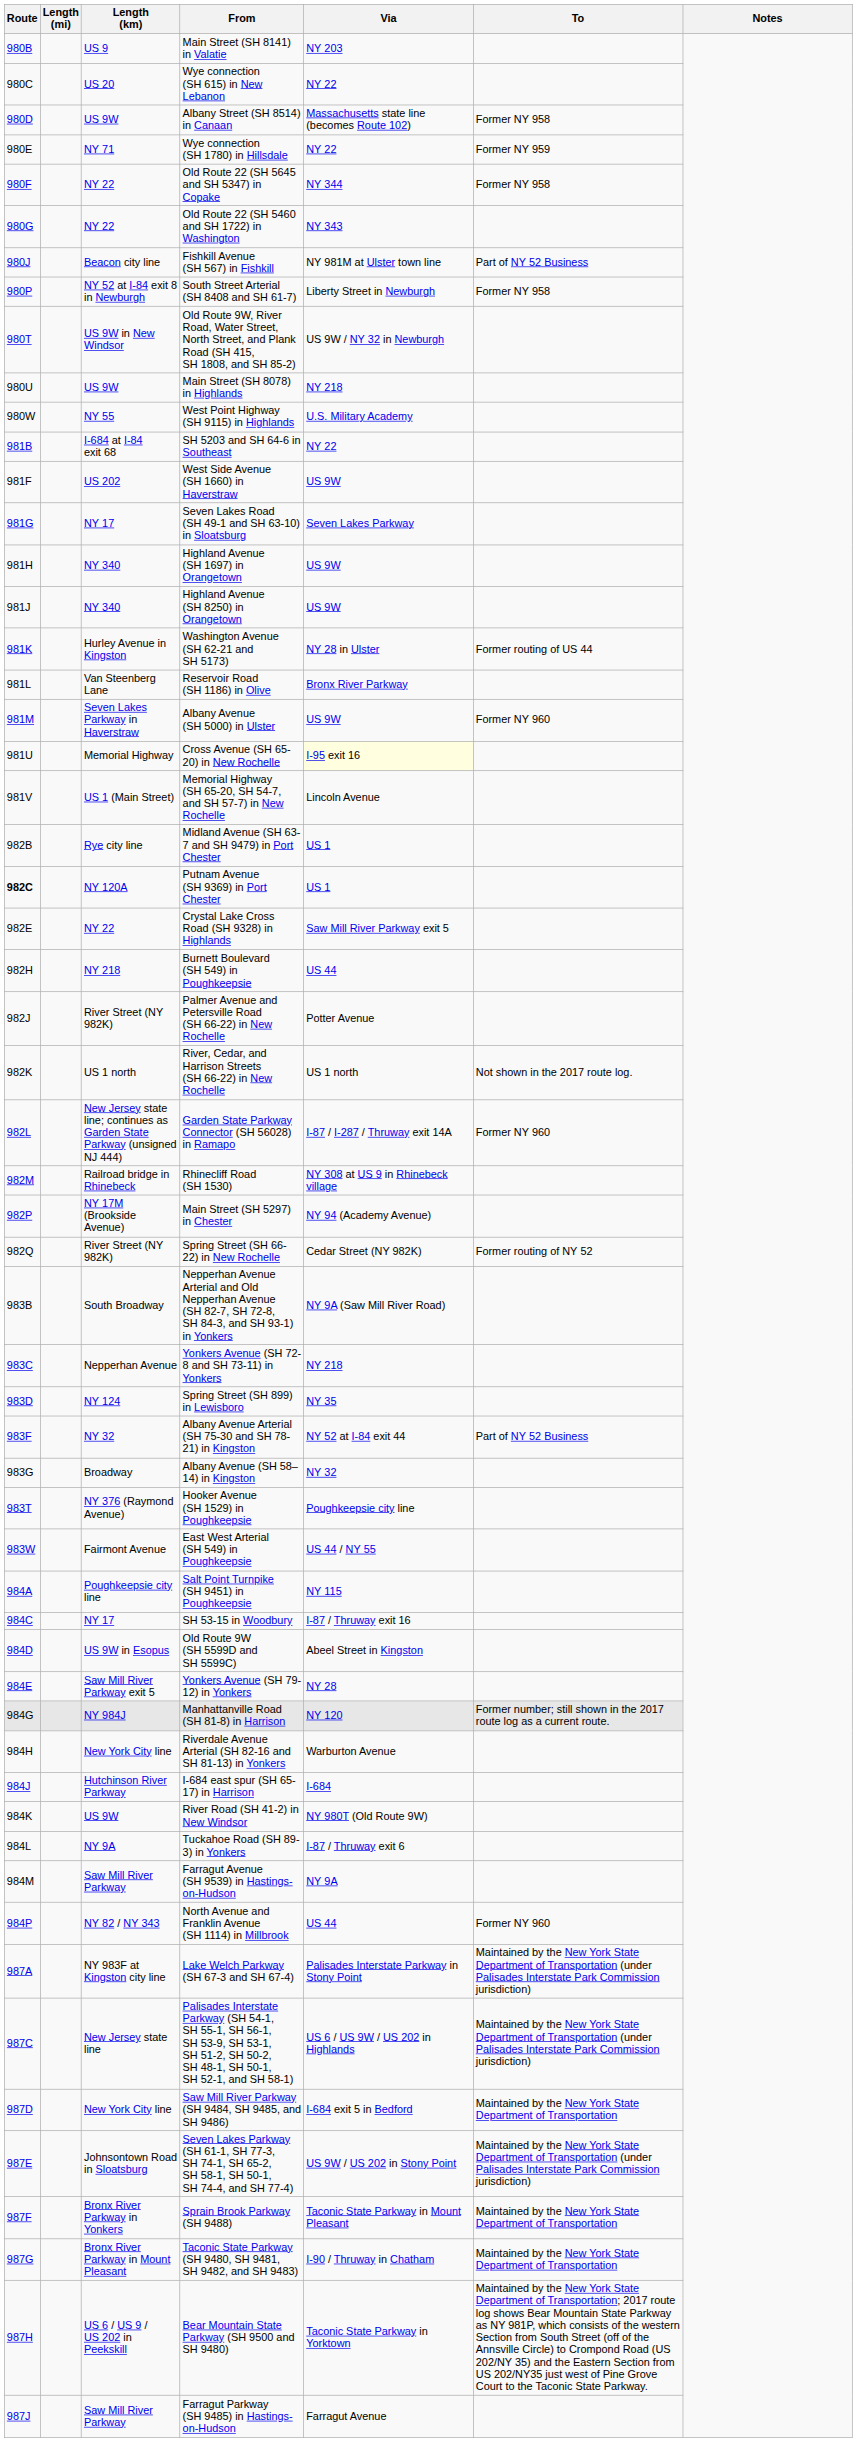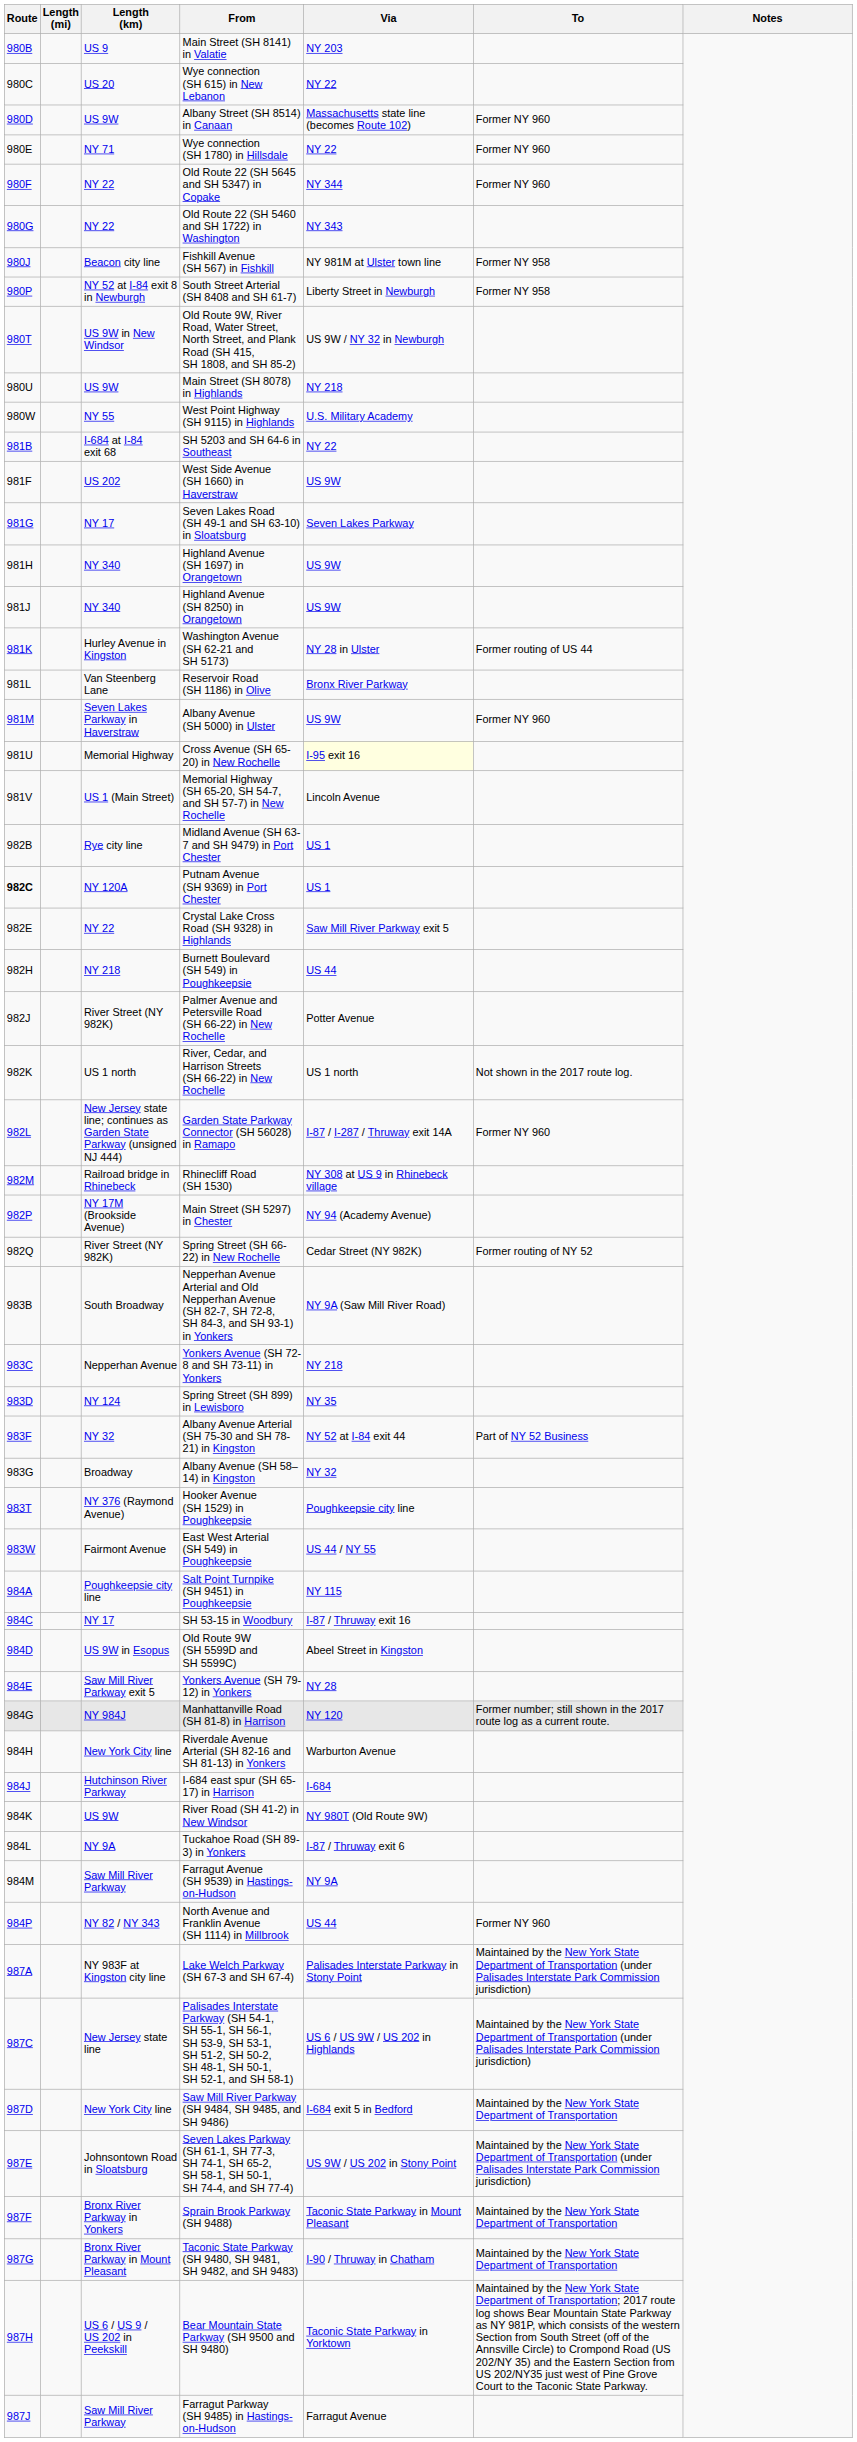(513, 119) Former NY 958 -> (513, 119) Former NY 960
(513, 149) Former NY 959 -> (513, 149) Former NY 960
(513, 185) Former NY 958 -> (513, 185) Former NY 960
(532, 262) Part of NY 52 Business -> (513, 262) Former NY 958
